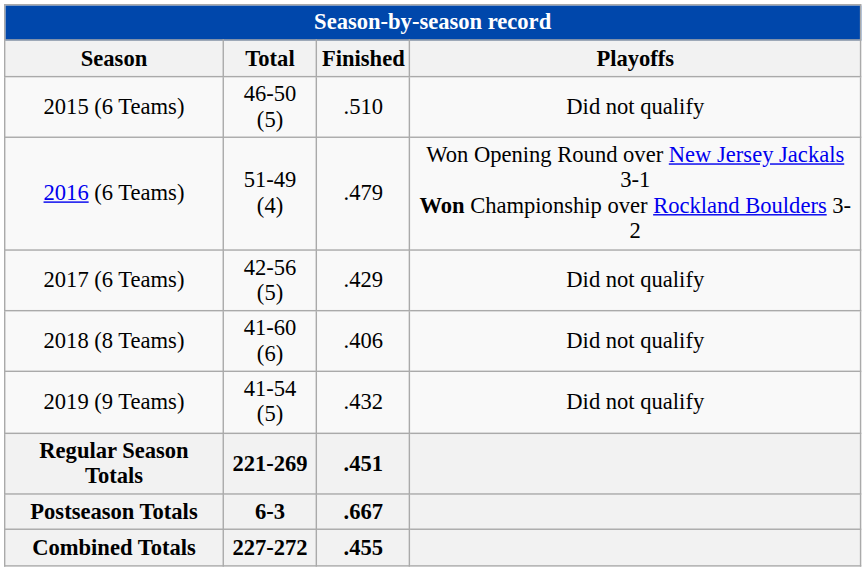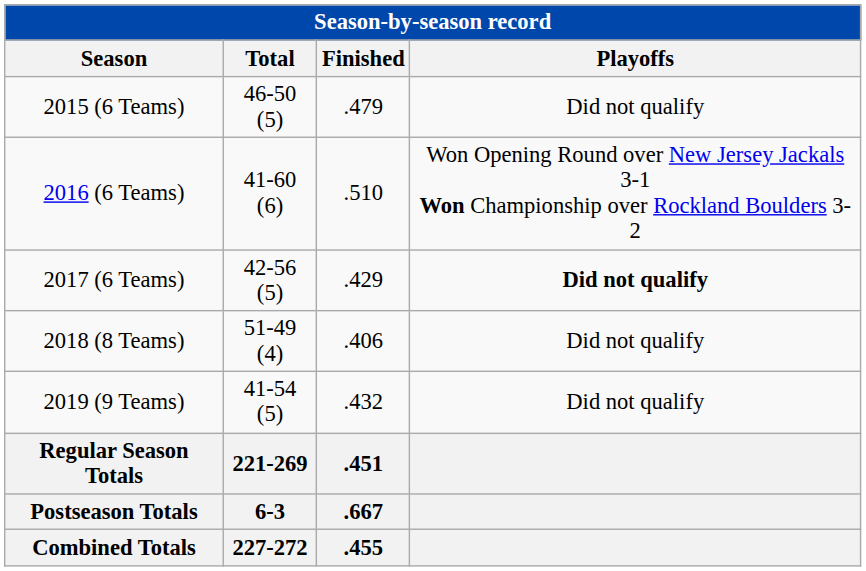(363, 106) .510 -> (363, 106) .479
(270, 193) 51-49 (4) -> (270, 193) 41-60 (6)
(363, 193) .479 -> (363, 193) .510
(635, 279) normal -> (635, 279) bold
(270, 340) 41-60 (6) -> (270, 340) 51-49 (4)
